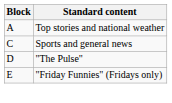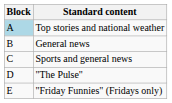(10, 28) no background -> (10, 28) lightblue background
+ row: (63, 43)
